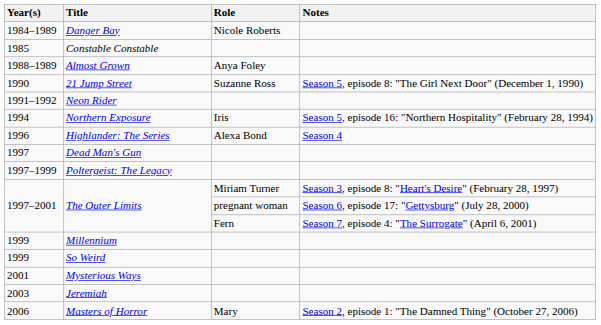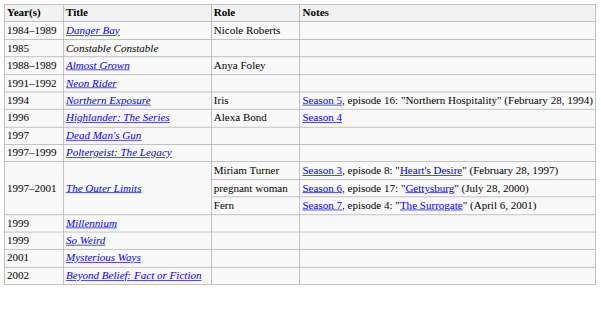- row: (99, 83)
+ row: (134, 275)
- row: (86, 293)
- row: (107, 310)
